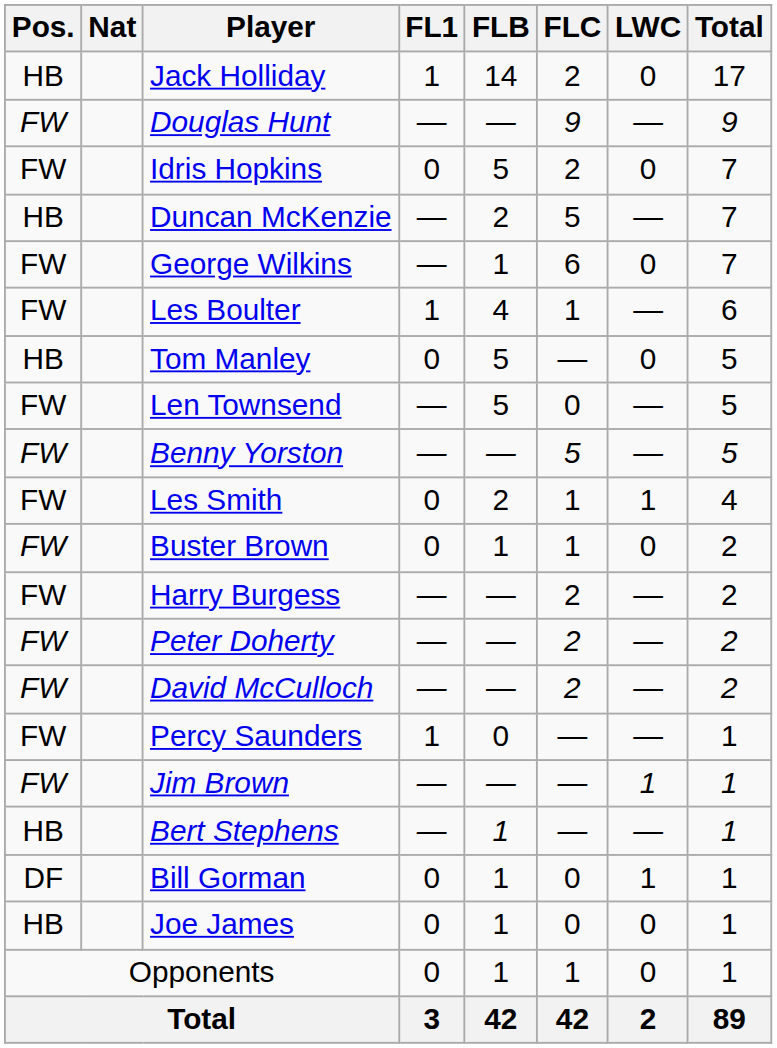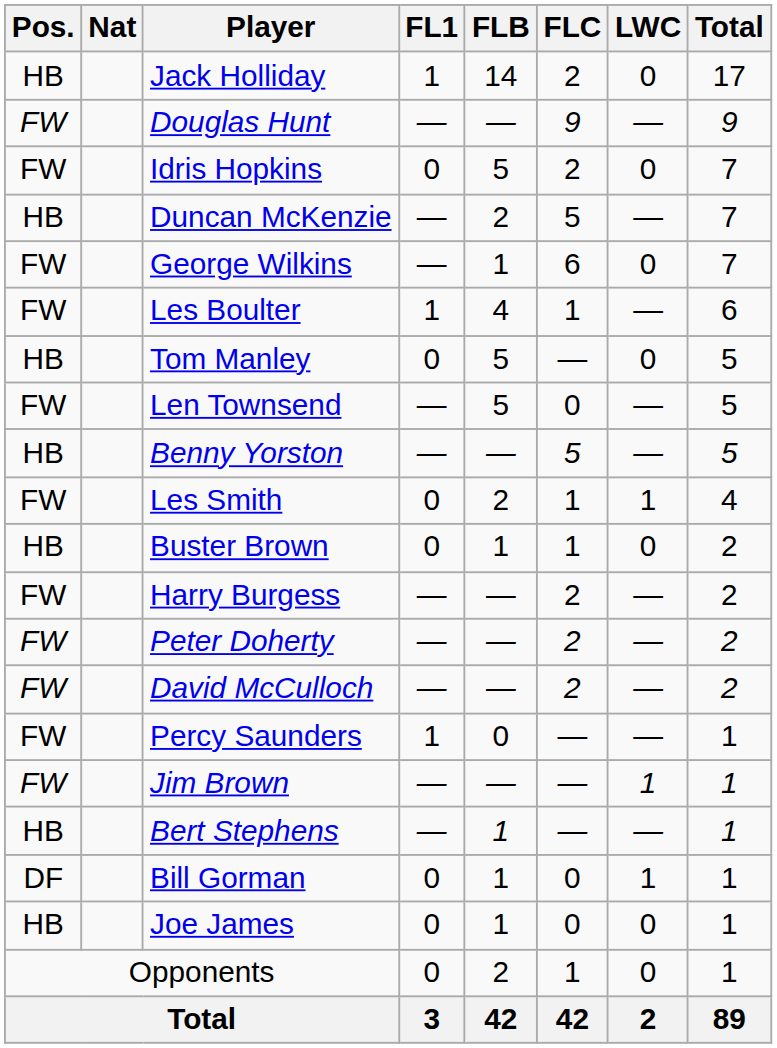(43, 452) FW -> (43, 452) HB
(43, 547) FW -> (43, 547) HB
(501, 972) 1 -> (501, 972) 2
